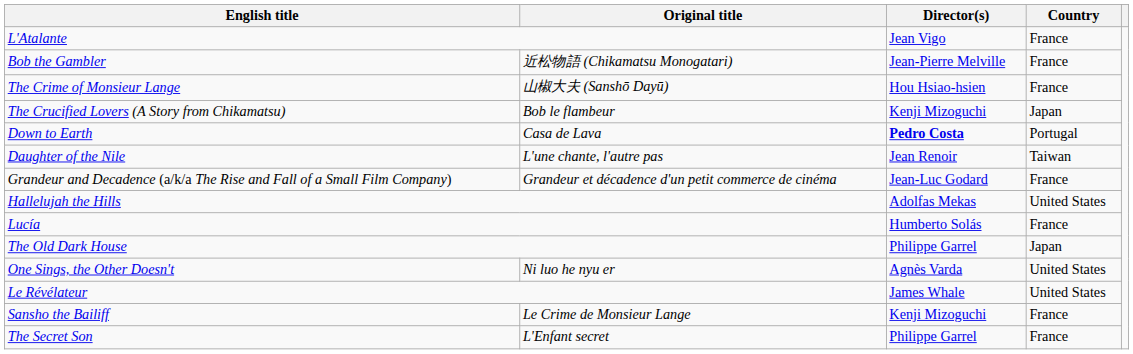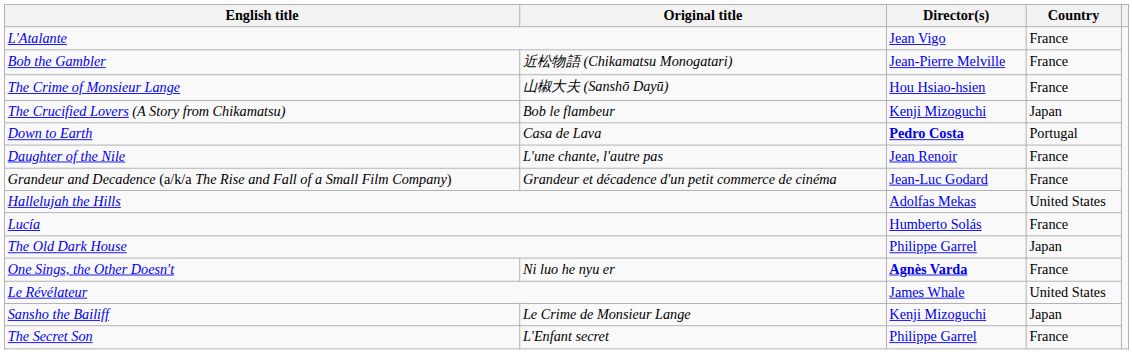(1050, 156) Taiwan -> (1049, 156) France
(926, 269) normal -> (928, 269) bold
(1068, 269) United States -> (1049, 269) France
(1049, 314) France -> (1046, 314) Japan
